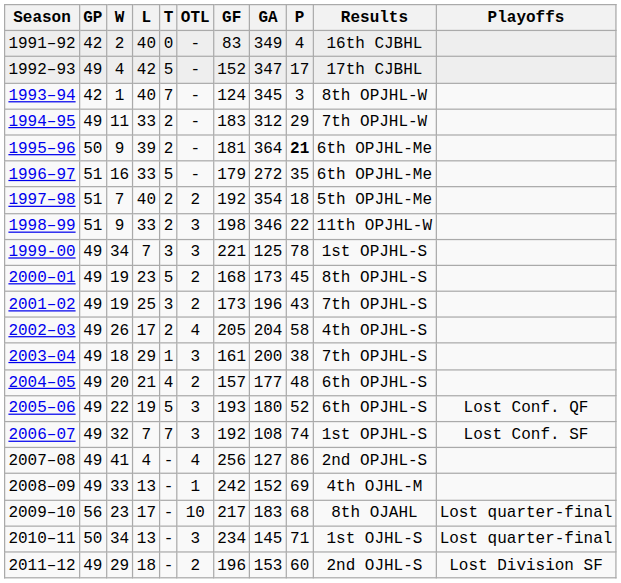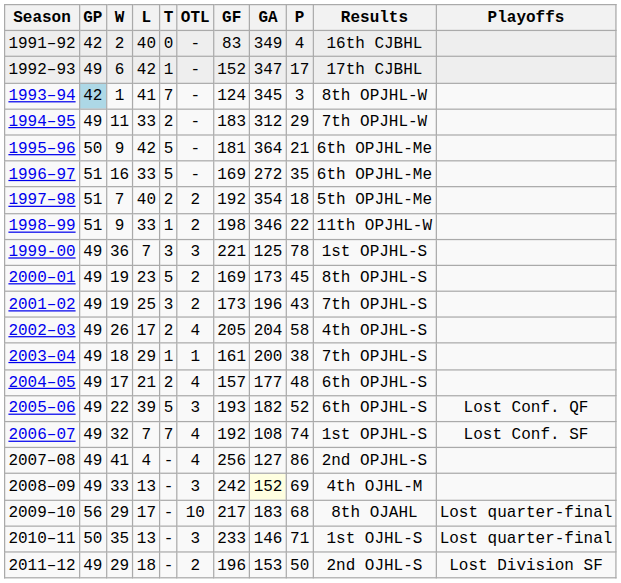(120, 70) 4 -> (120, 70) 6
(168, 70) 5 -> (168, 70) 1
(93, 96) no background -> (93, 96) lightblue background
(146, 96) 40 -> (146, 96) 41
(146, 148) 39 -> (146, 148) 42
(168, 148) 2 -> (168, 148) 5
(300, 148) bold -> (300, 148) normal
(232, 174) 179 -> (232, 174) 169
(168, 226) 2 -> (168, 226) 1
(195, 226) 3 -> (195, 226) 2
(120, 252) 34 -> (120, 252) 36
(232, 278) 168 -> (232, 278) 169
(195, 356) 3 -> (195, 356) 1
(120, 382) 20 -> (120, 382) 17
(168, 382) 4 -> (168, 382) 2
(195, 382) 2 -> (195, 382) 4
(146, 409) 19 -> (146, 409) 39
(268, 409) 180 -> (268, 409) 182
(195, 435) 3 -> (195, 435) 4
(195, 487) 1 -> (195, 487) 3
(268, 487) no background -> (268, 487) lightyellow background
(120, 513) 23 -> (120, 513) 29
(120, 539) 34 -> (120, 539) 35
(232, 539) 234 -> (232, 539) 233
(268, 539) 145 -> (268, 539) 146
(300, 565) 60 -> (300, 565) 50
